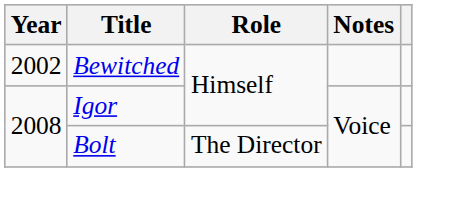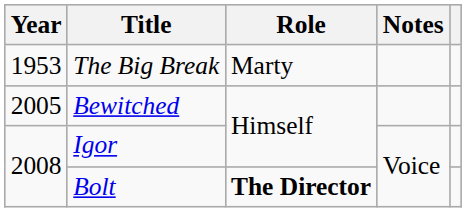+ row: (146, 65)
(36, 65) 2002 -> (36, 105) 2005
(256, 145) normal -> (301, 186) bold
